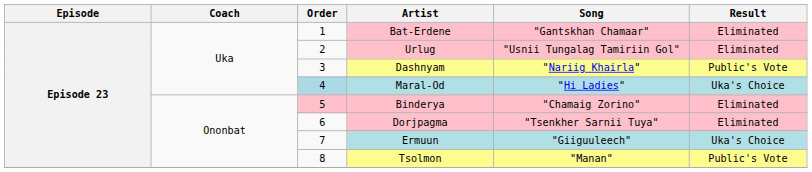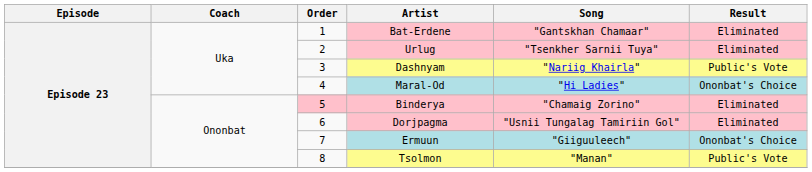(591, 50) "Usnii Tungalag Tamiriin Gol" -> (591, 50) "Tsenkher Sarnii Tuya"
(322, 86) lightblue background -> (322, 86) no background
(748, 86) Uka's Choice -> (748, 86) Ononbat's Choice
(591, 122) "Tsenkher Sarnii Tuya" -> (591, 122) "Usnii Tungalag Tamiriin Gol"
(748, 140) Uka's Choice -> (748, 140) Ononbat's Choice
